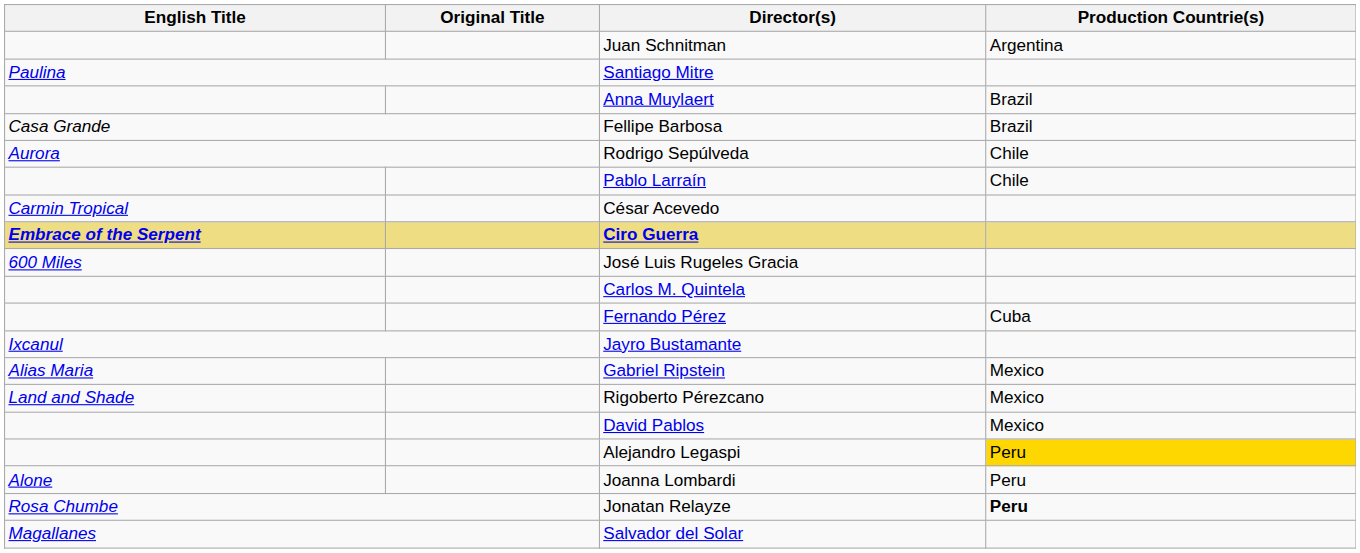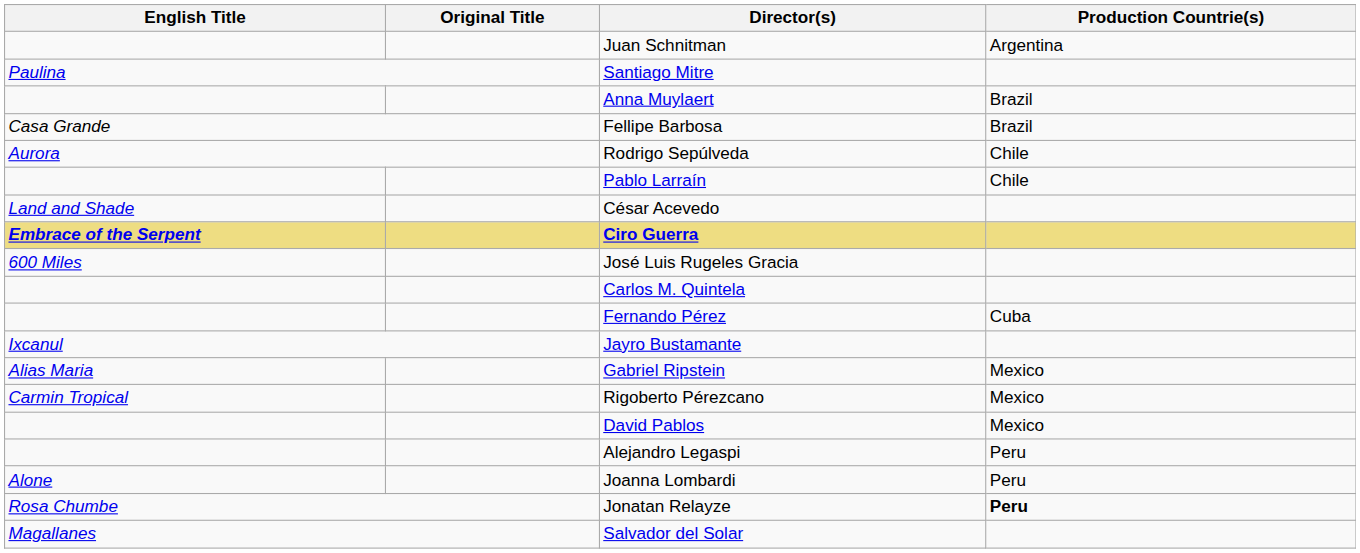(68, 208) Carmin Tropical -> (71, 208) Land and Shade
(71, 398) Land and Shade -> (68, 398) Carmin Tropical
(1008, 452) gold background -> (1008, 452) no background
